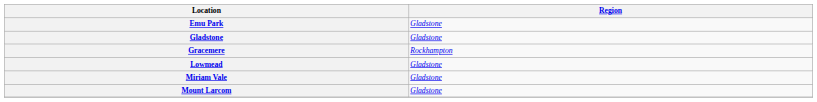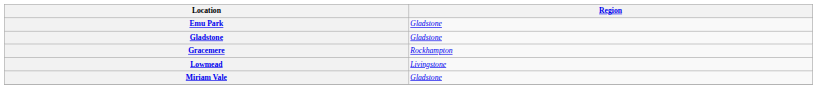(426, 64) Gladstone -> (428, 64) Livingstone
- row: (206, 90)
